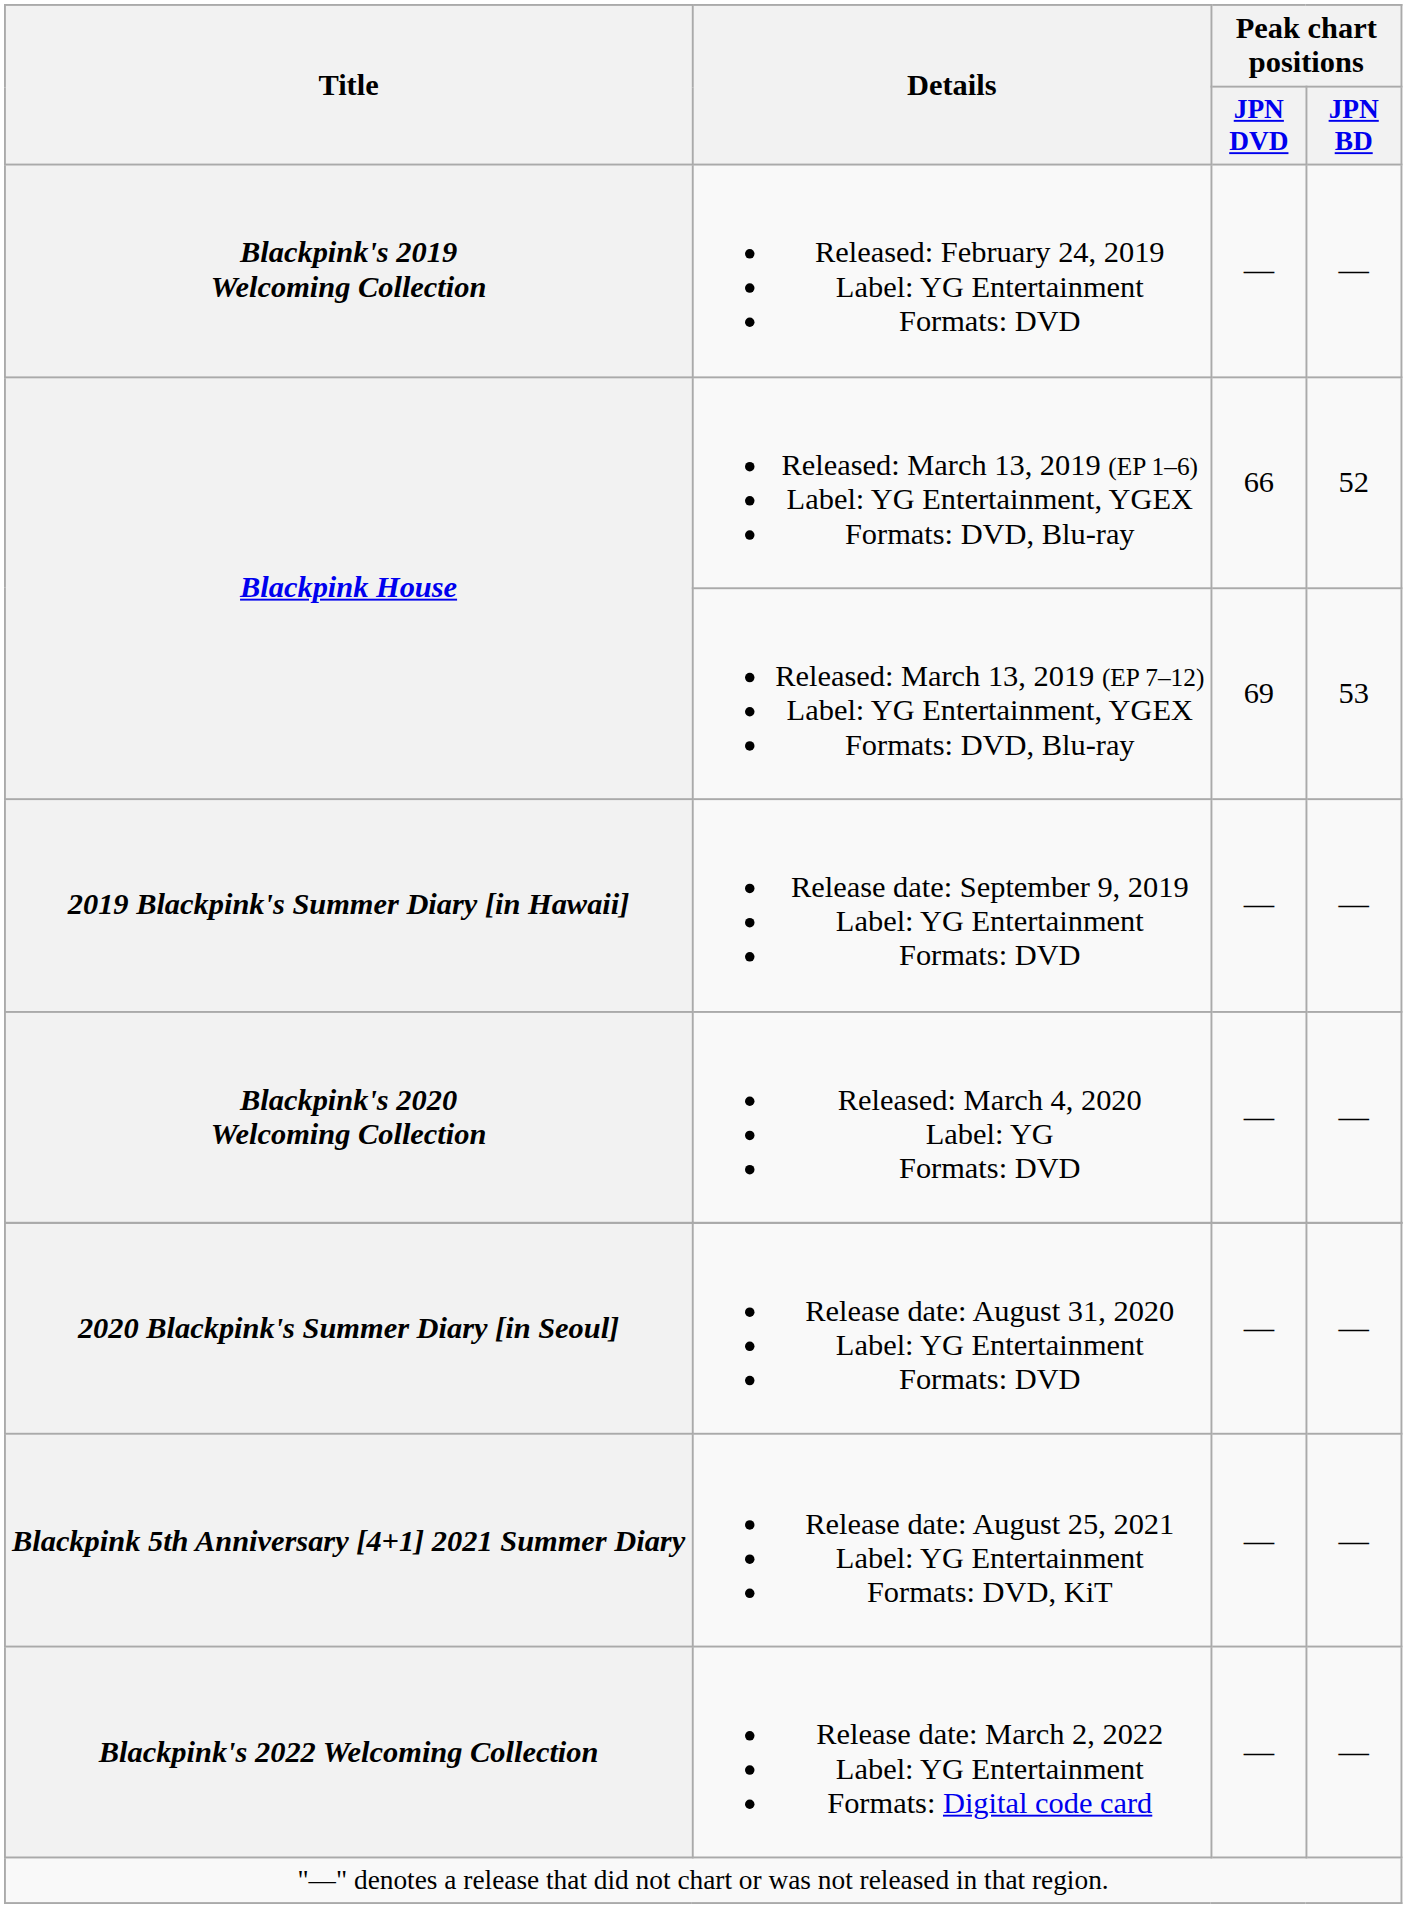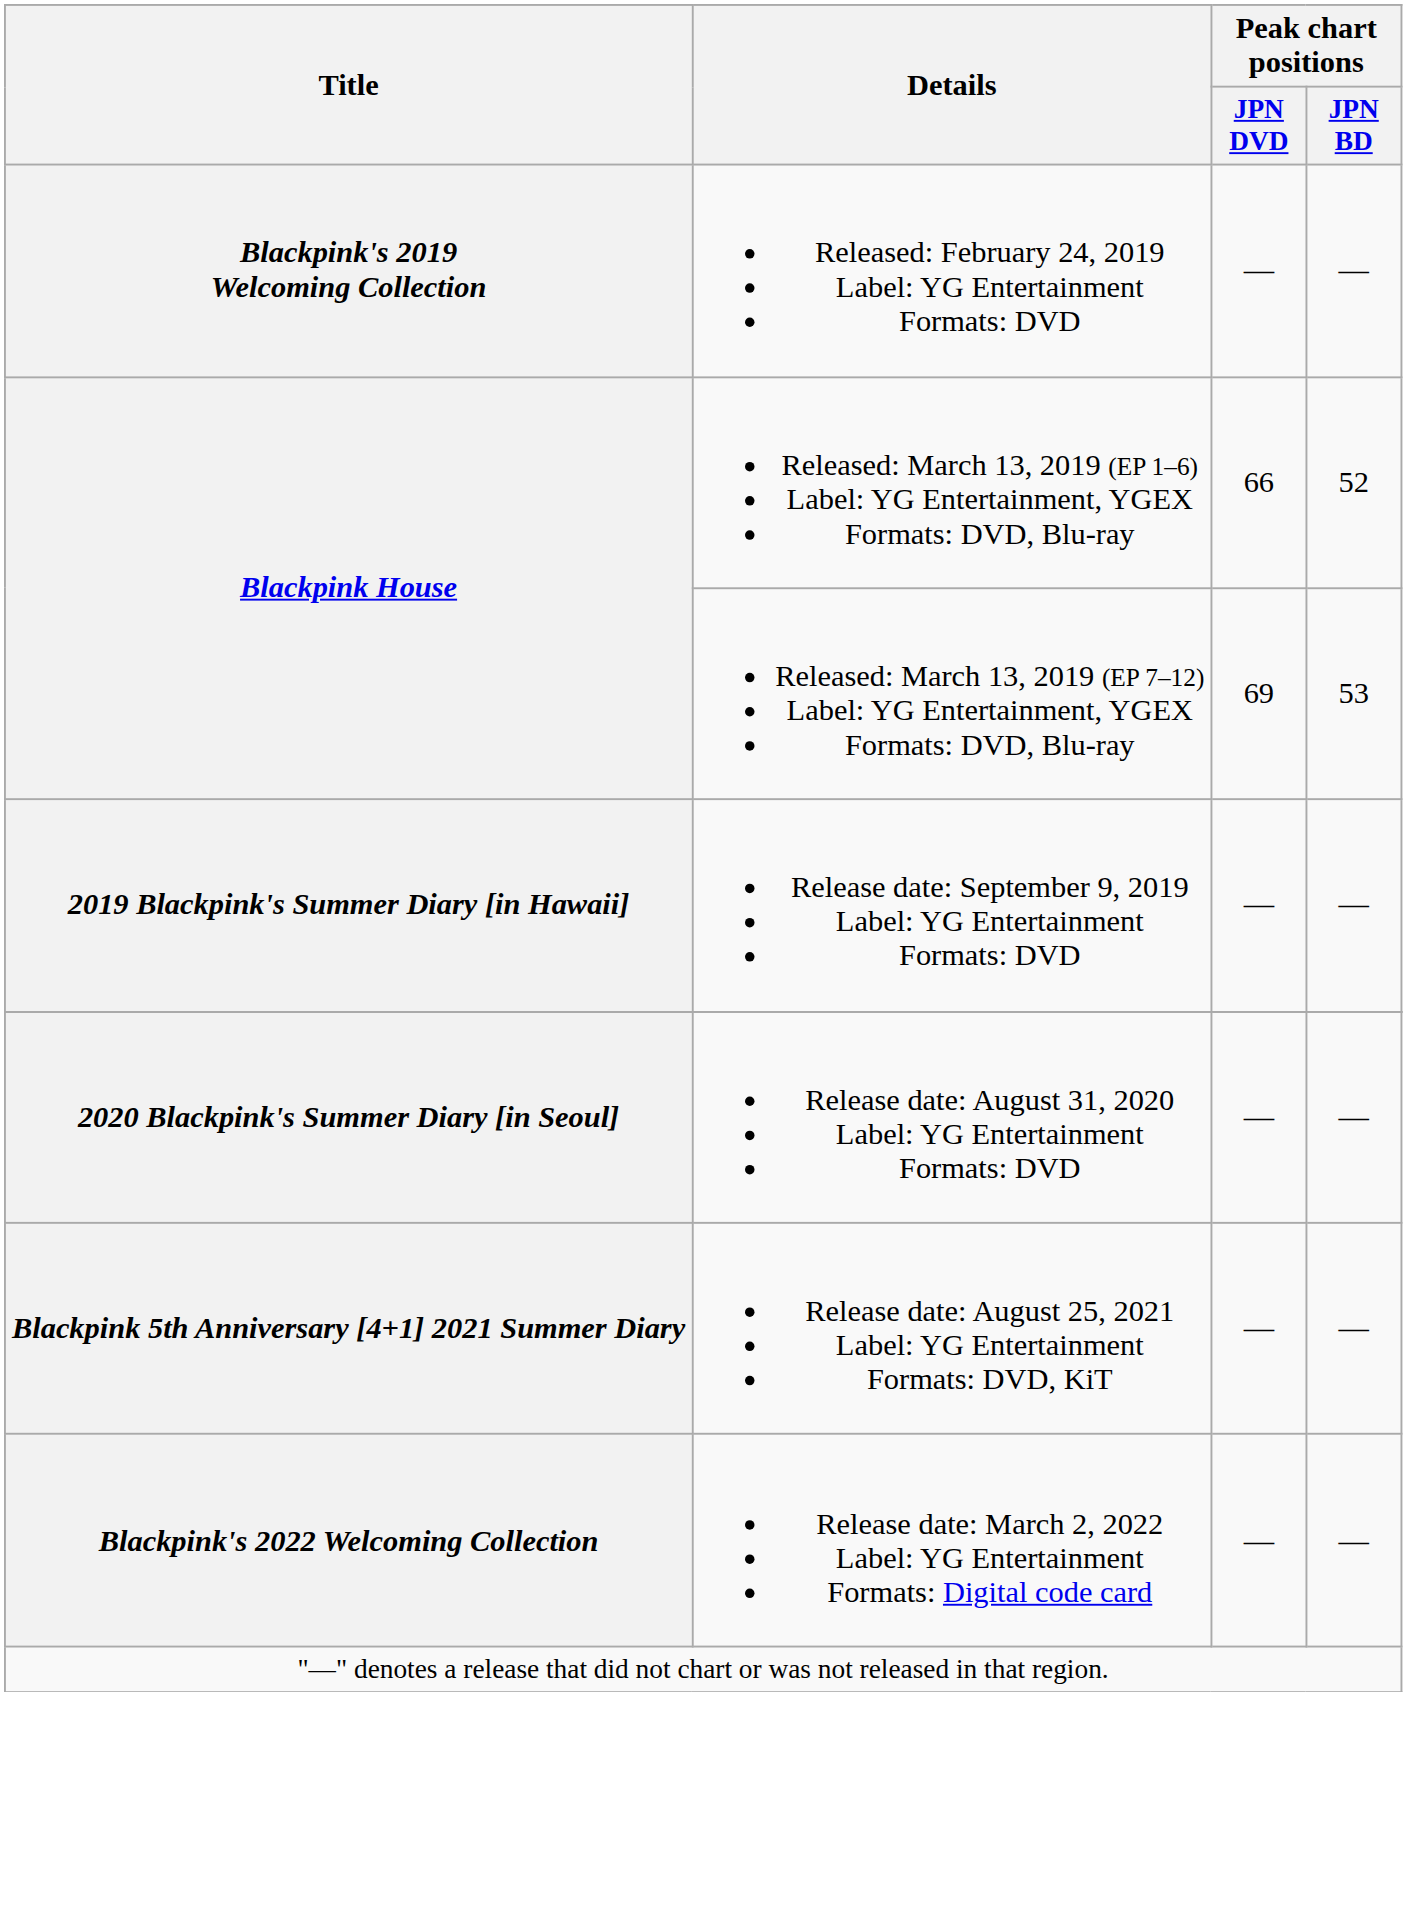- row: (952, 1134)
